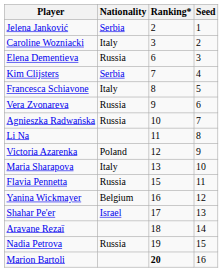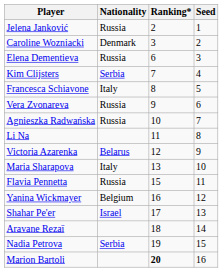(112, 27) Serbia -> (113, 27) Russia
(109, 43) Italy -> (118, 43) Denmark
(113, 151) Poland -> (115, 151) Belarus
(113, 244) Russia -> (112, 244) Serbia
